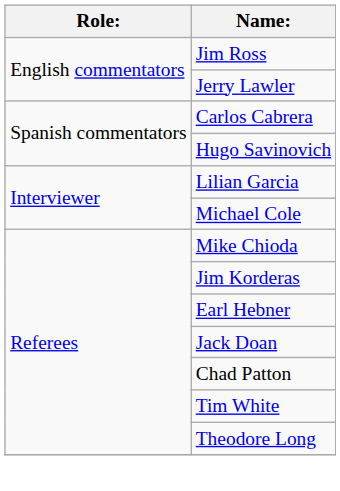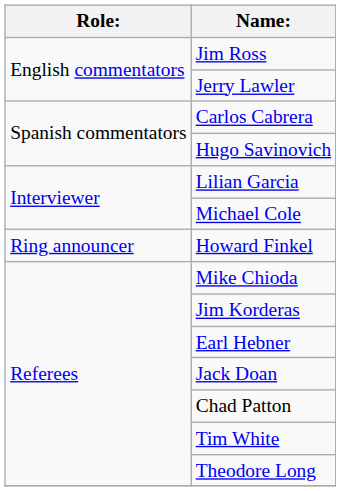+ row: (254, 245)
